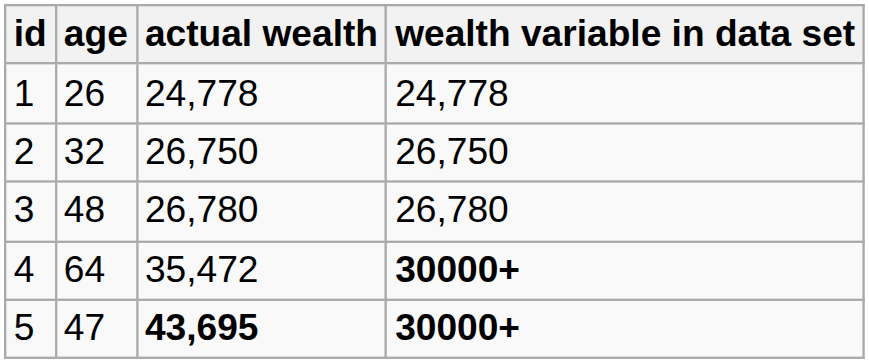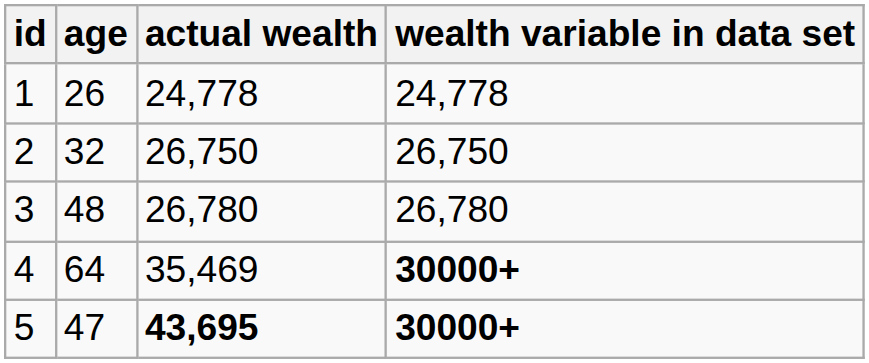(202, 269) 35,472 -> (202, 269) 35,469
